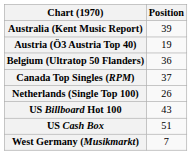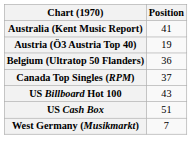(166, 28) 39 -> (166, 28) 41
- row: (75, 93)
